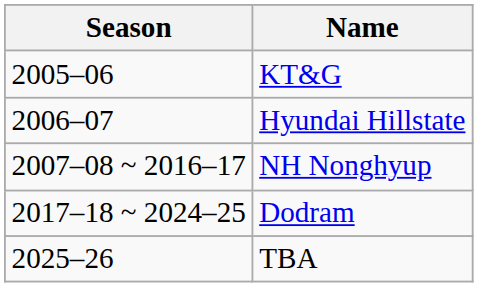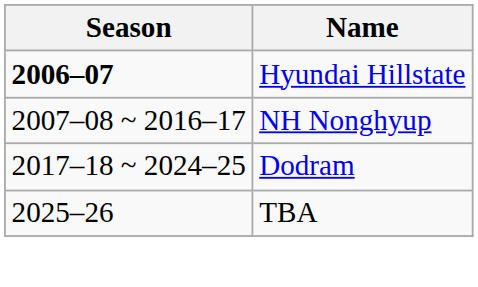- row: (300, 73)
(63, 119) normal -> (63, 73) bold
